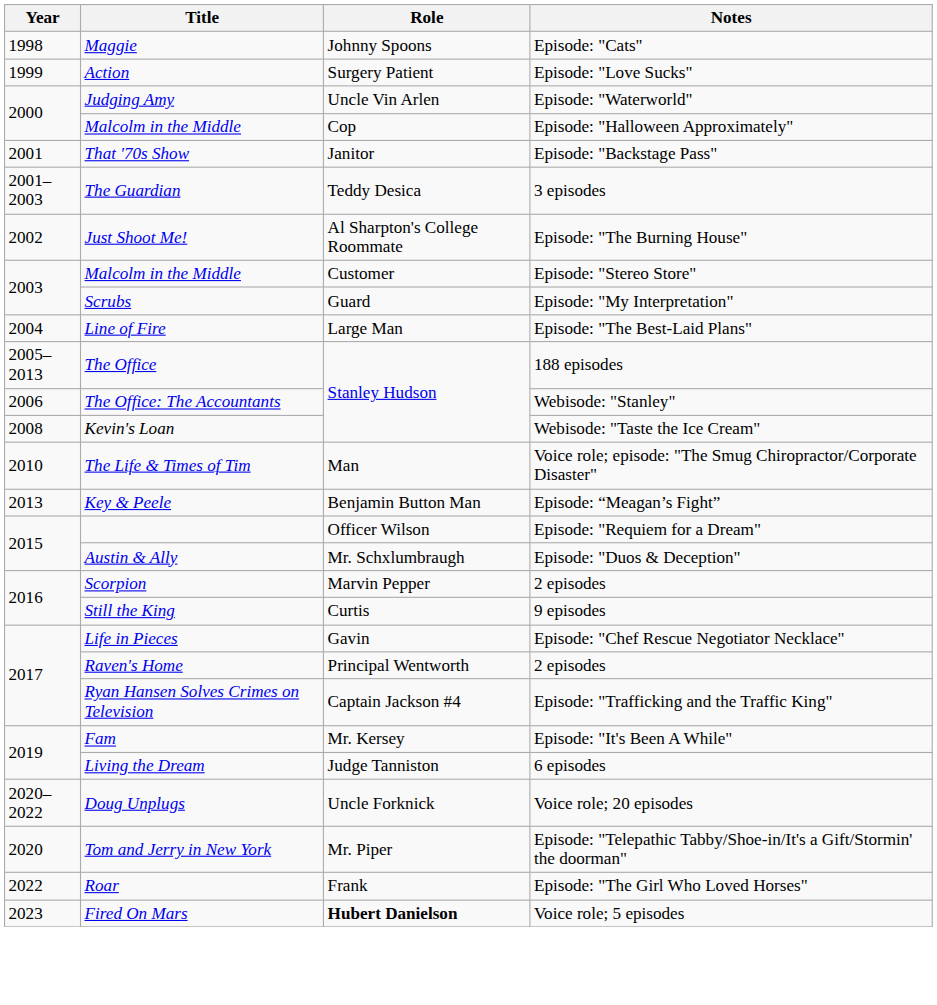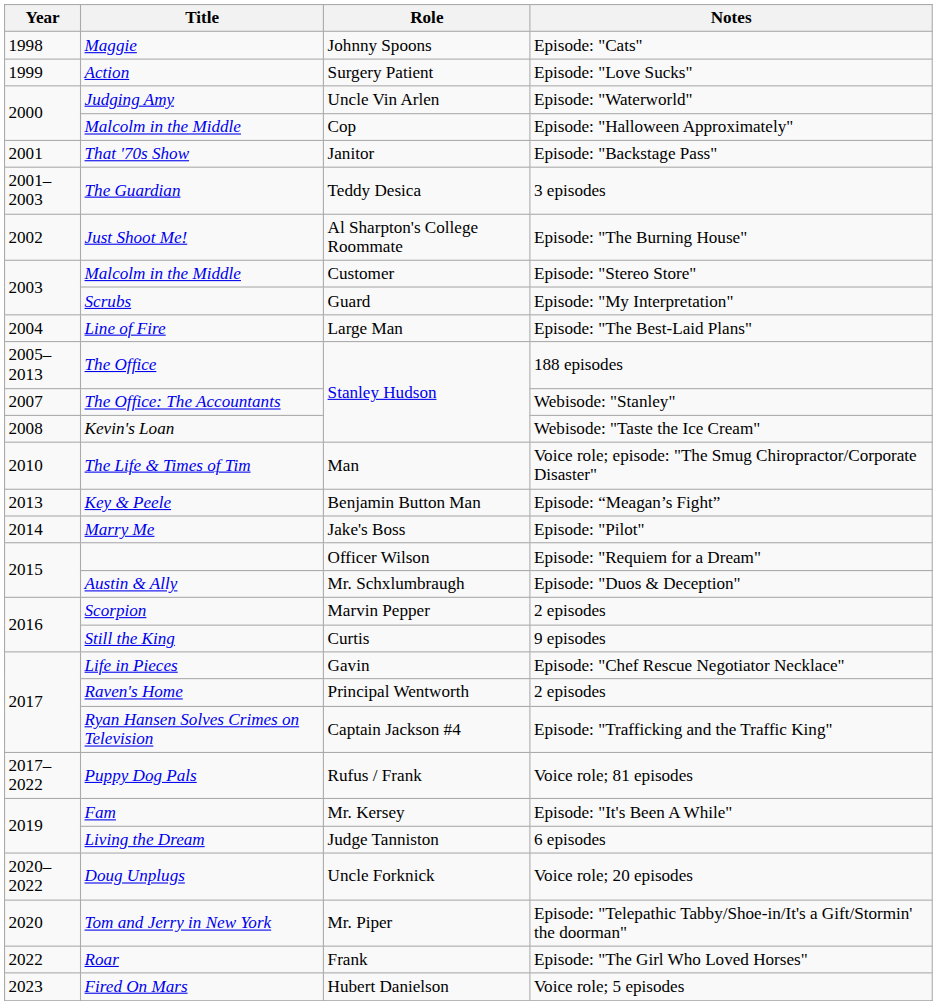(26, 401) 2006 -> (26, 401) 2007
+ row: (119, 529)
+ row: (141, 775)
(393, 913) bold -> (388, 986) normal
